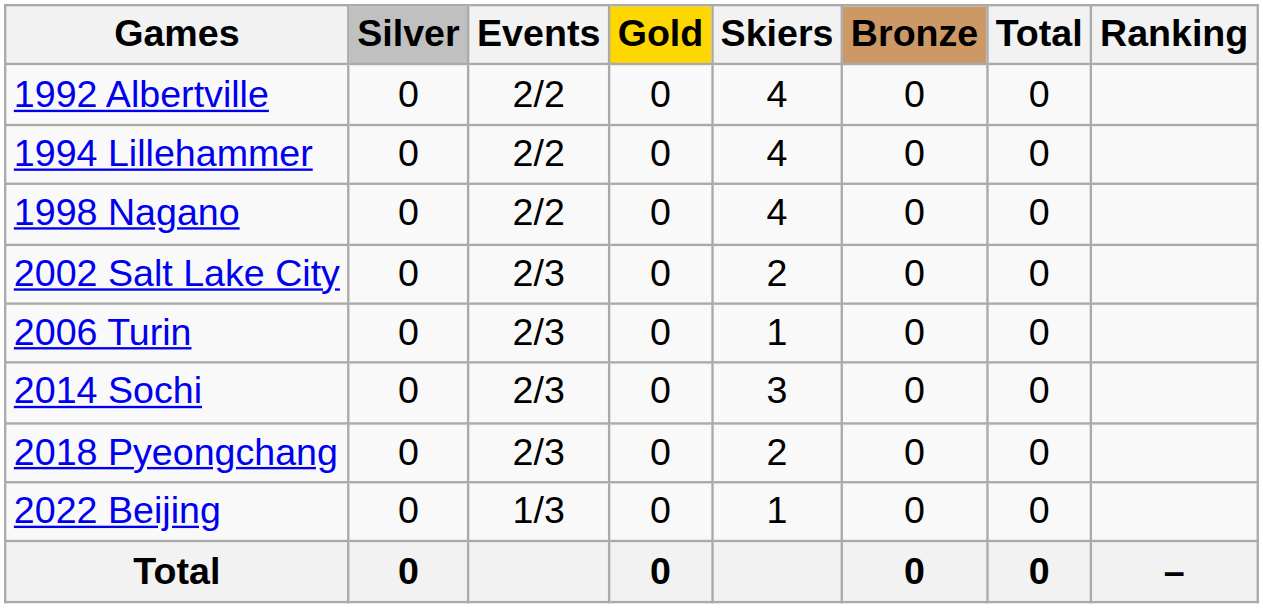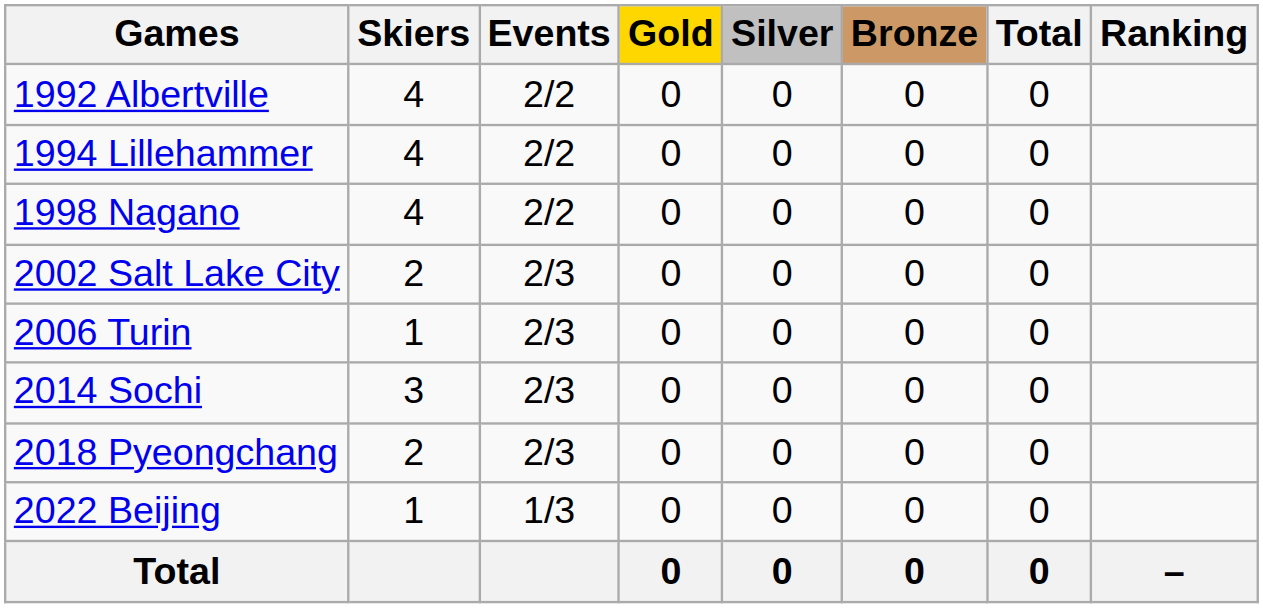columns swapped: (777, 34) <-> (408, 34)
